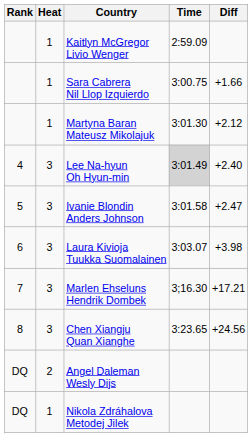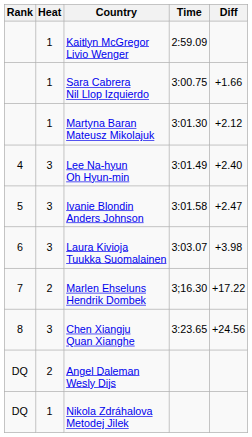(189, 165) lightgrey background -> (189, 165) no background
(50, 288) 3 -> (50, 288) 2
(229, 288) +17.21 -> (229, 288) +17.22
